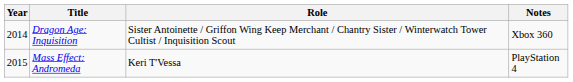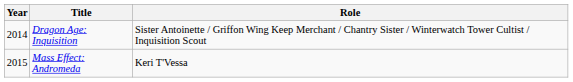- column: (538, 12)
